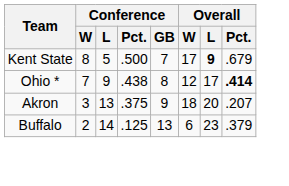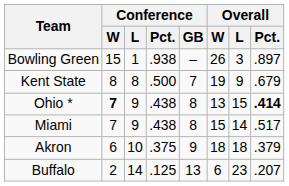+ row: (53, 59)
(106, 59) 5 -> (135, 81) 8
(189, 59) 17 -> (218, 81) 19
(211, 59) bold -> (240, 81) normal
(86, 81) normal -> (113, 103) bold
(189, 81) 12 -> (218, 103) 13
(211, 81) 17 -> (240, 103) 15
+ row: (53, 125)
(86, 103) 3 -> (113, 147) 6
(106, 103) 13 -> (135, 147) 10
(211, 103) 20 -> (240, 147) 18
(239, 103) .207 -> (267, 147) .379
(239, 125) .379 -> (267, 170) .207
